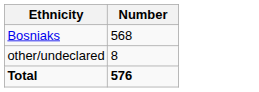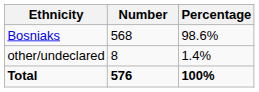+ column: (216, 14)
